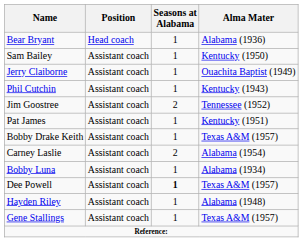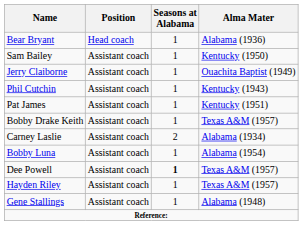- row: (33, 105)
(233, 153) Alabama (1954) -> (233, 137) Alabama (1934)
(233, 169) Alabama (1934) -> (233, 153) Alabama (1954)
(233, 202) Alabama (1948) -> (240, 186) Texas A&M (1957)
(240, 218) Texas A&M (1957) -> (233, 202) Alabama (1948)
